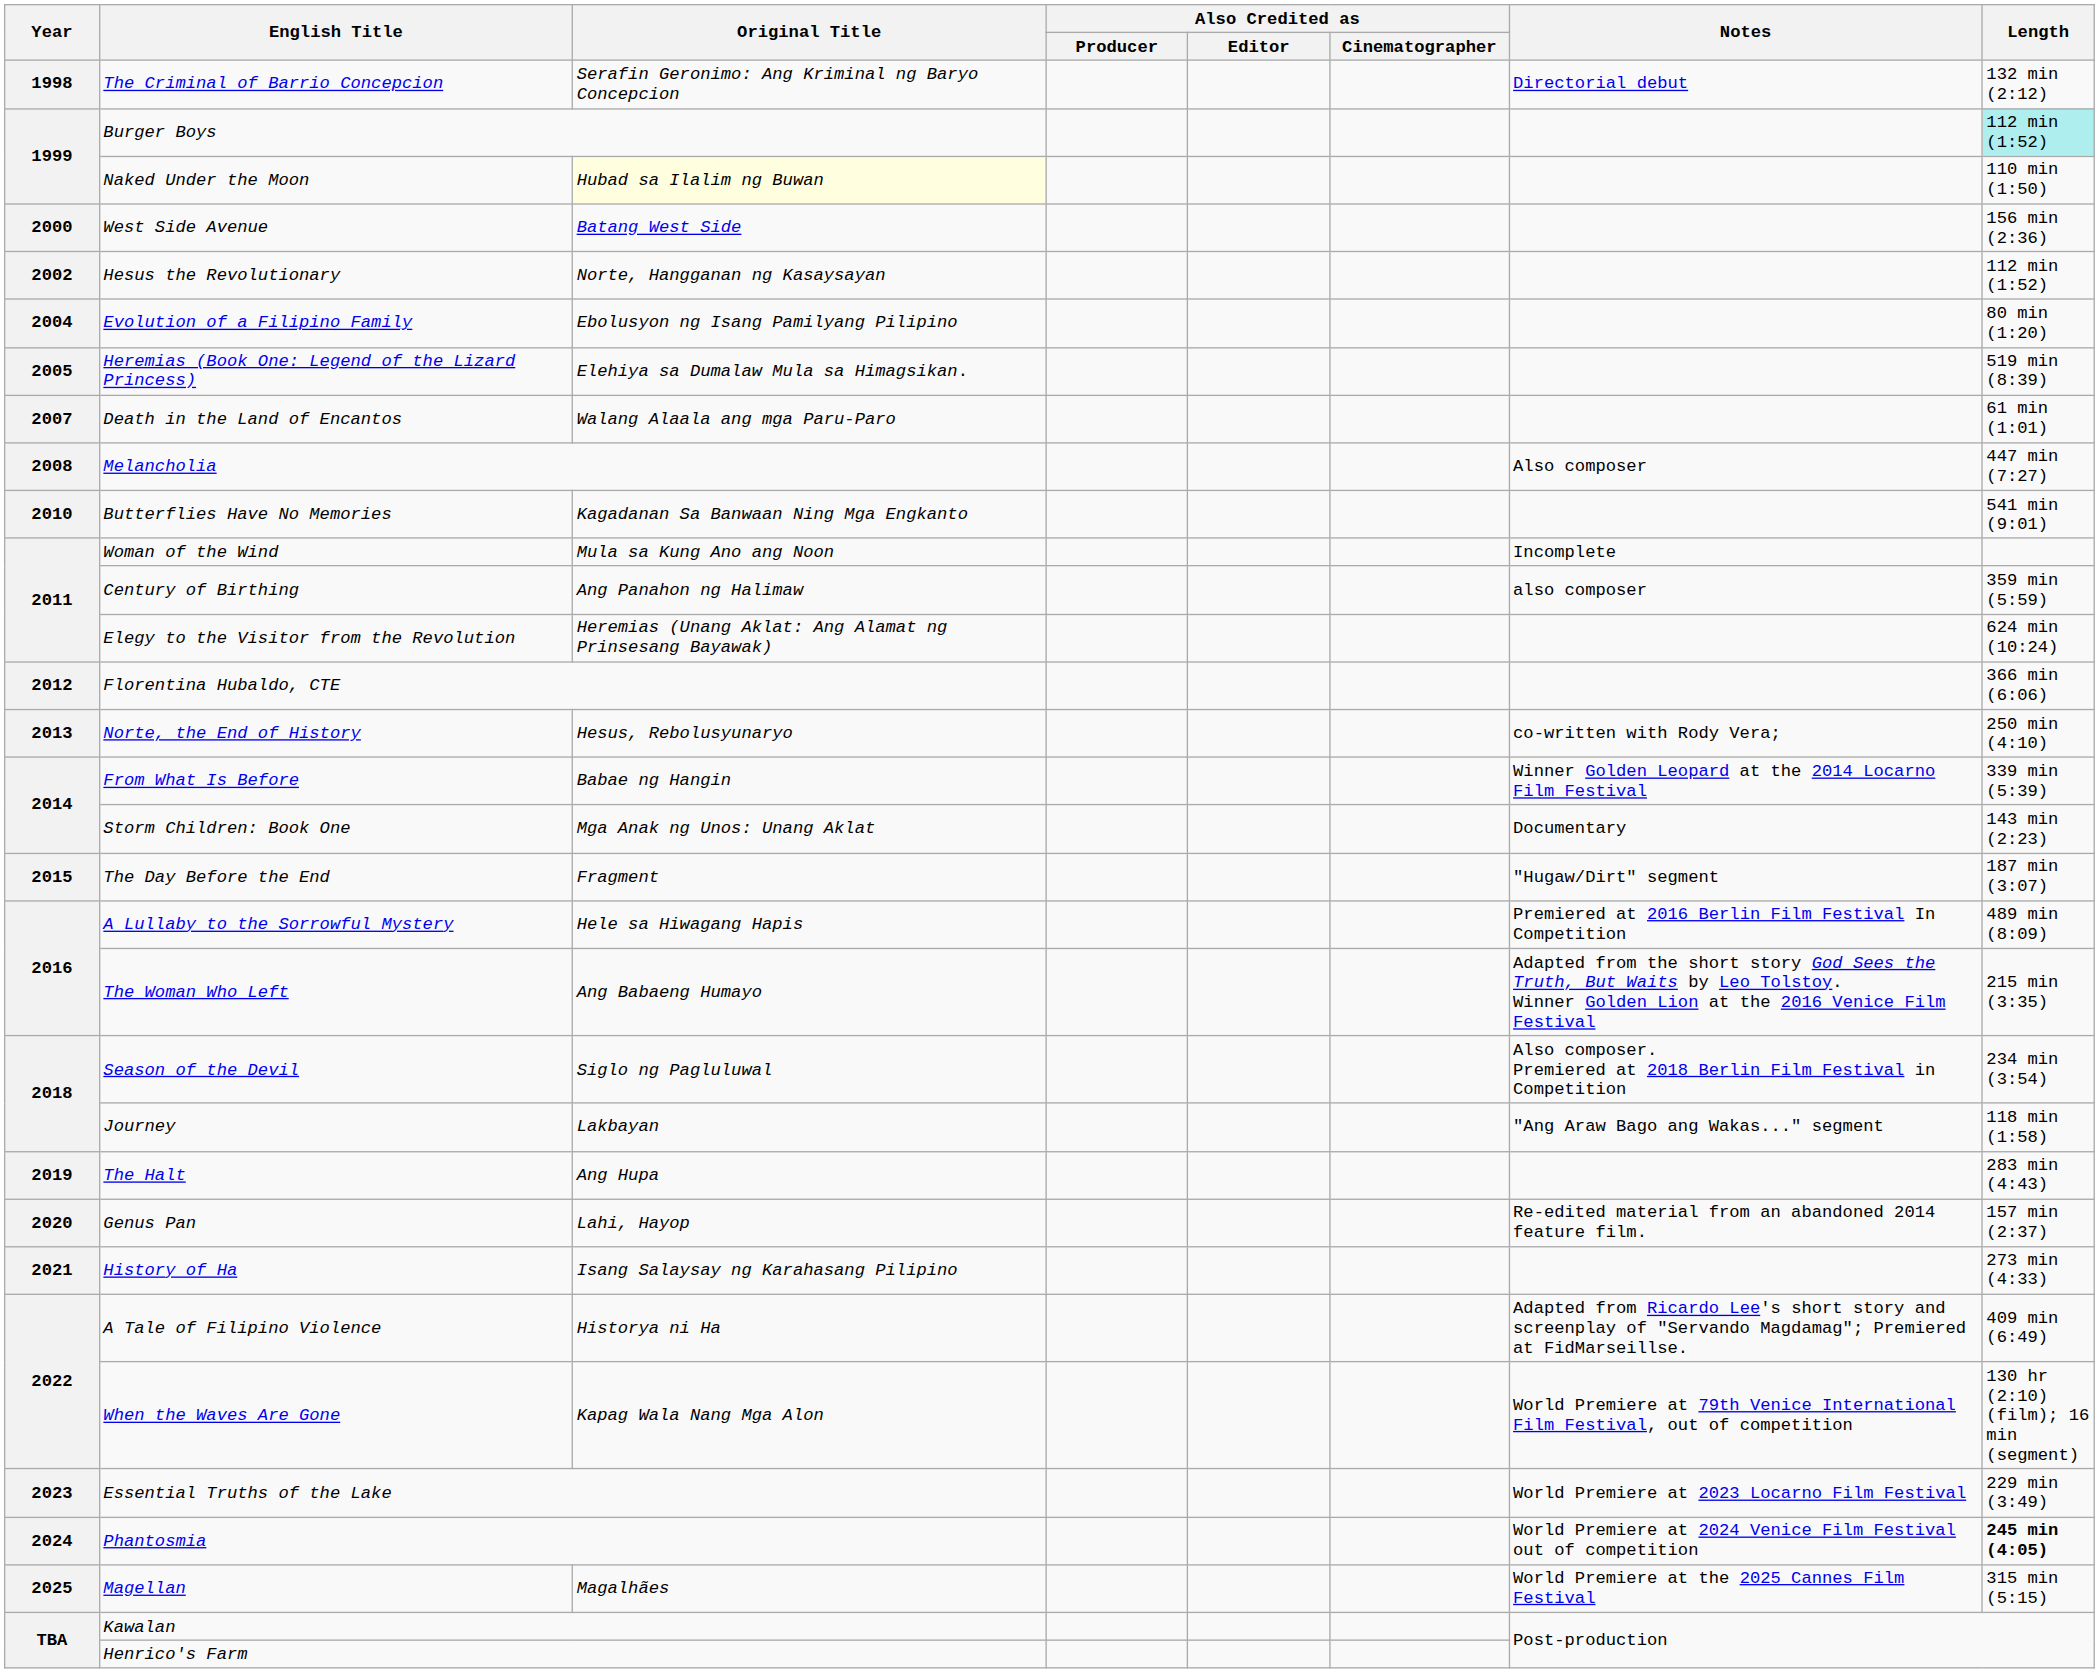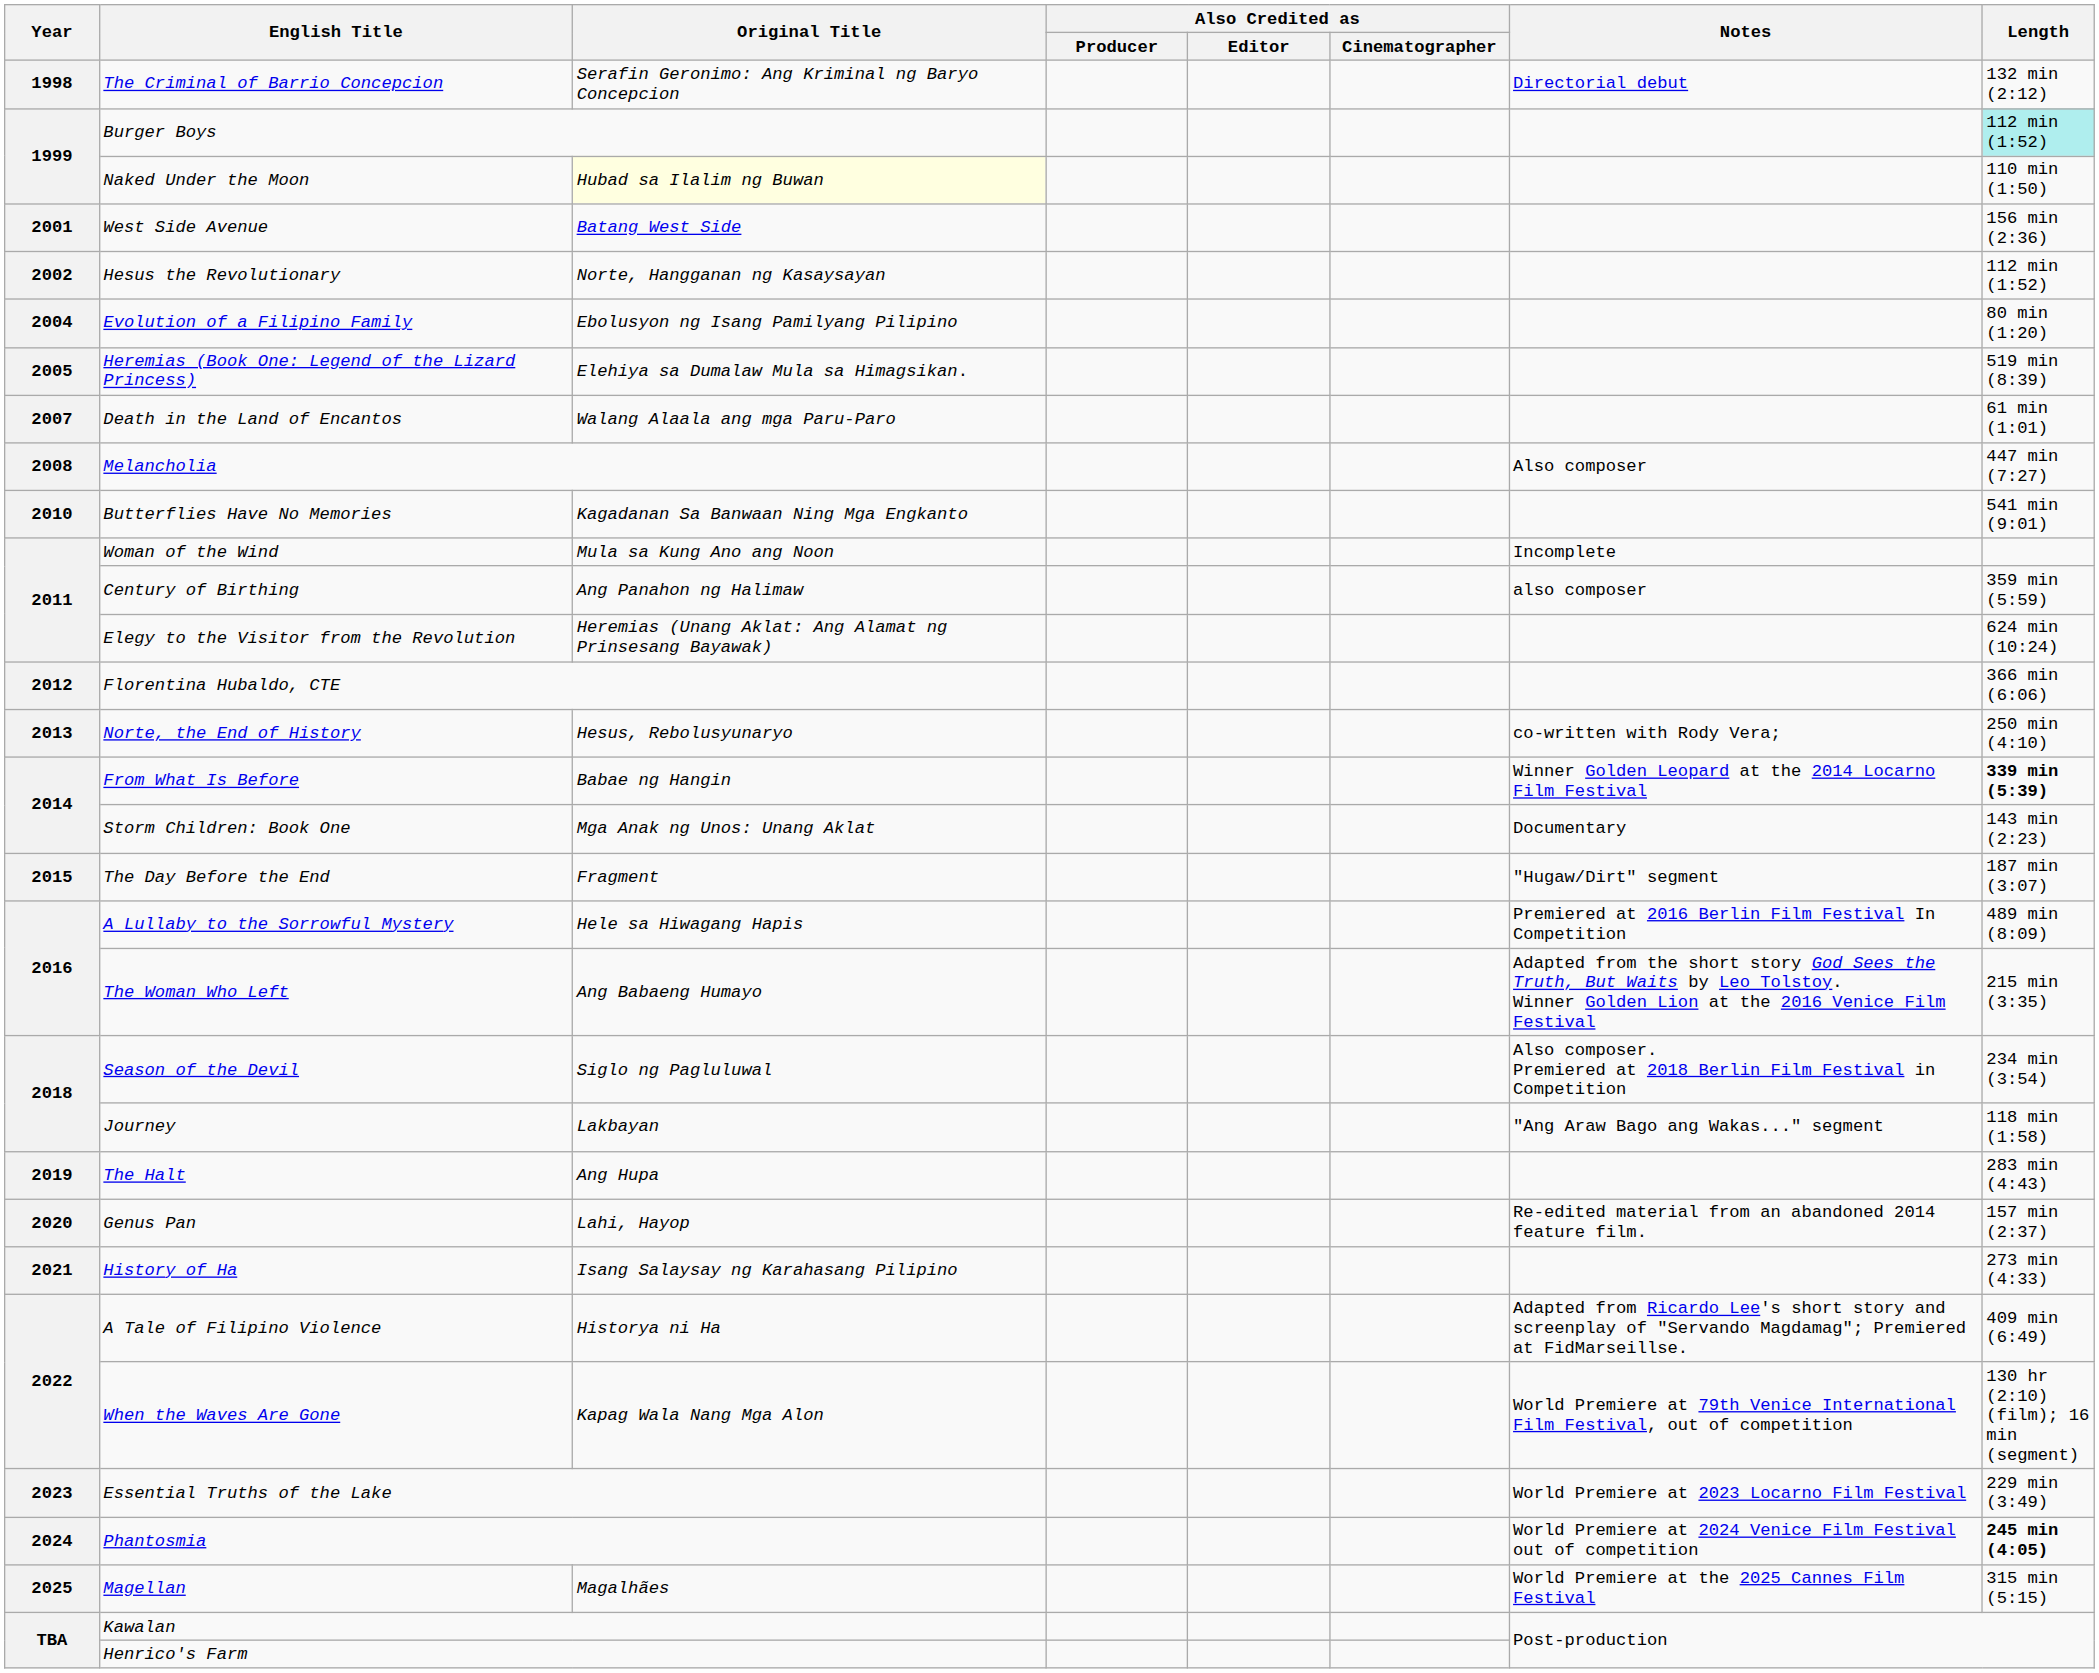(52, 228) 2000 -> (52, 228) 2001
(2022, 781) normal -> (2022, 781) bold
